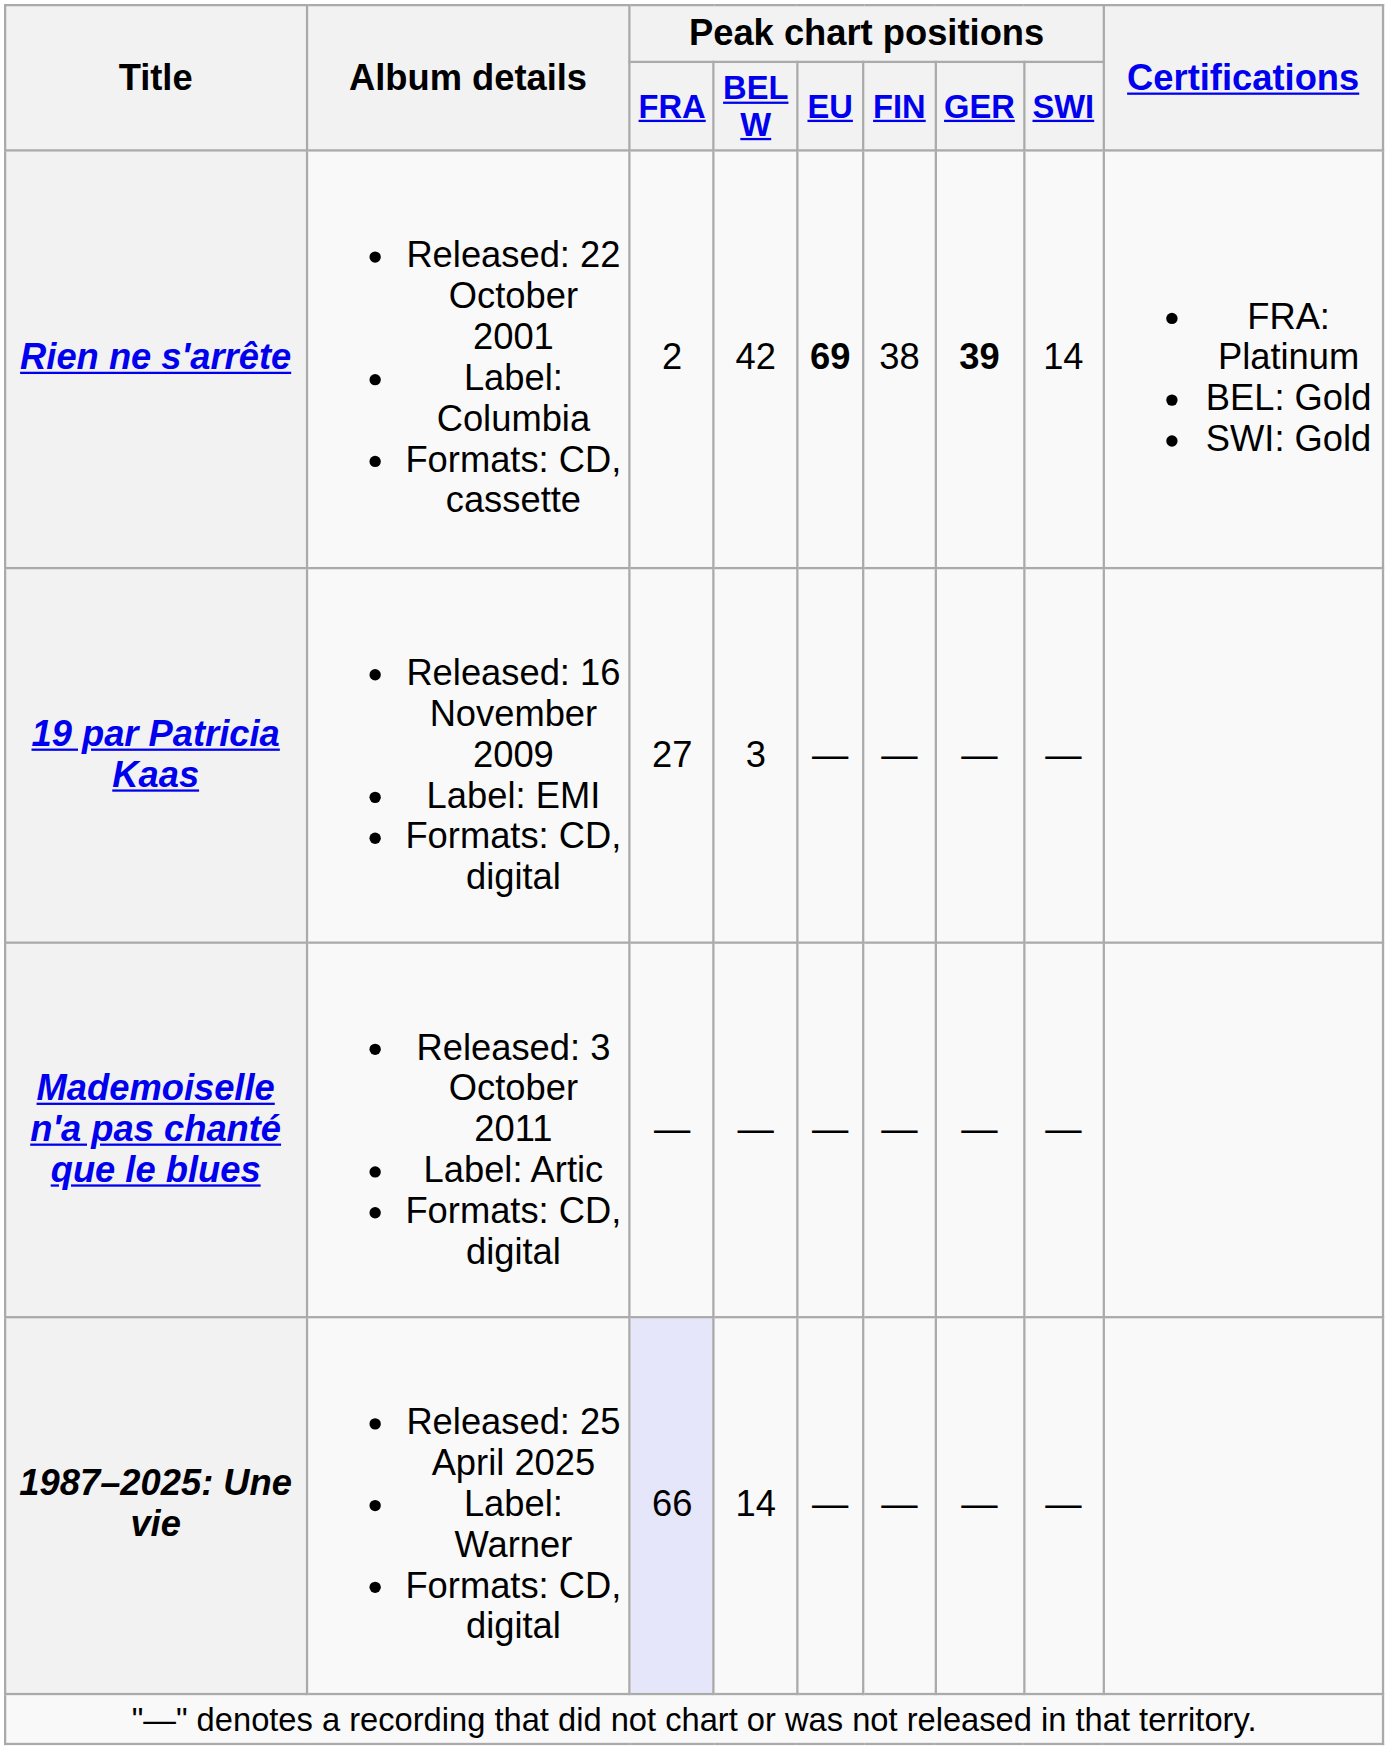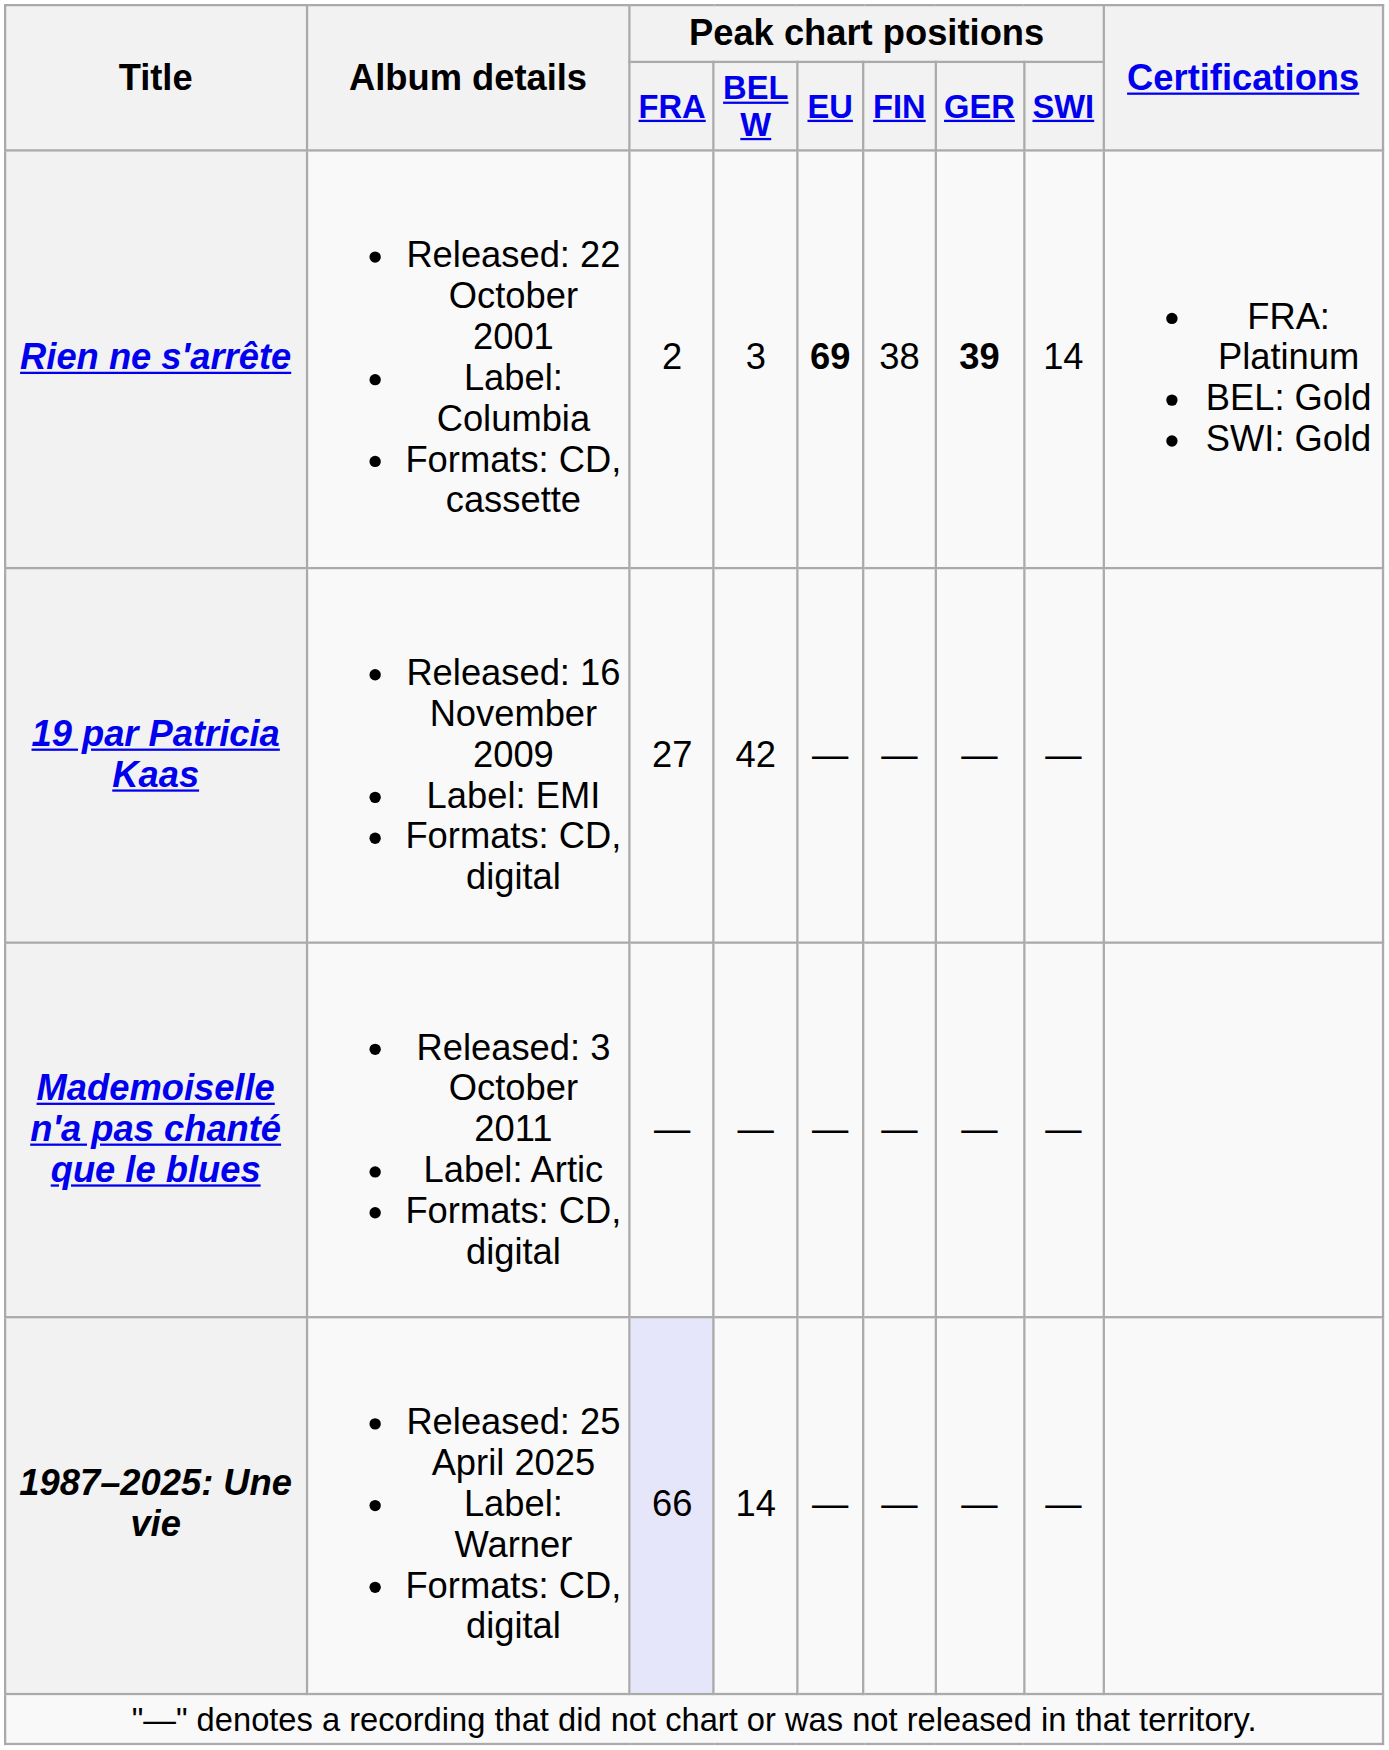(756, 358) 42 -> (756, 358) 3
(756, 754) 3 -> (756, 754) 42
